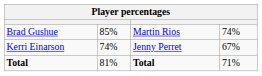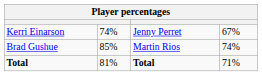rows swapped: (35, 47) <-> (32, 32)
